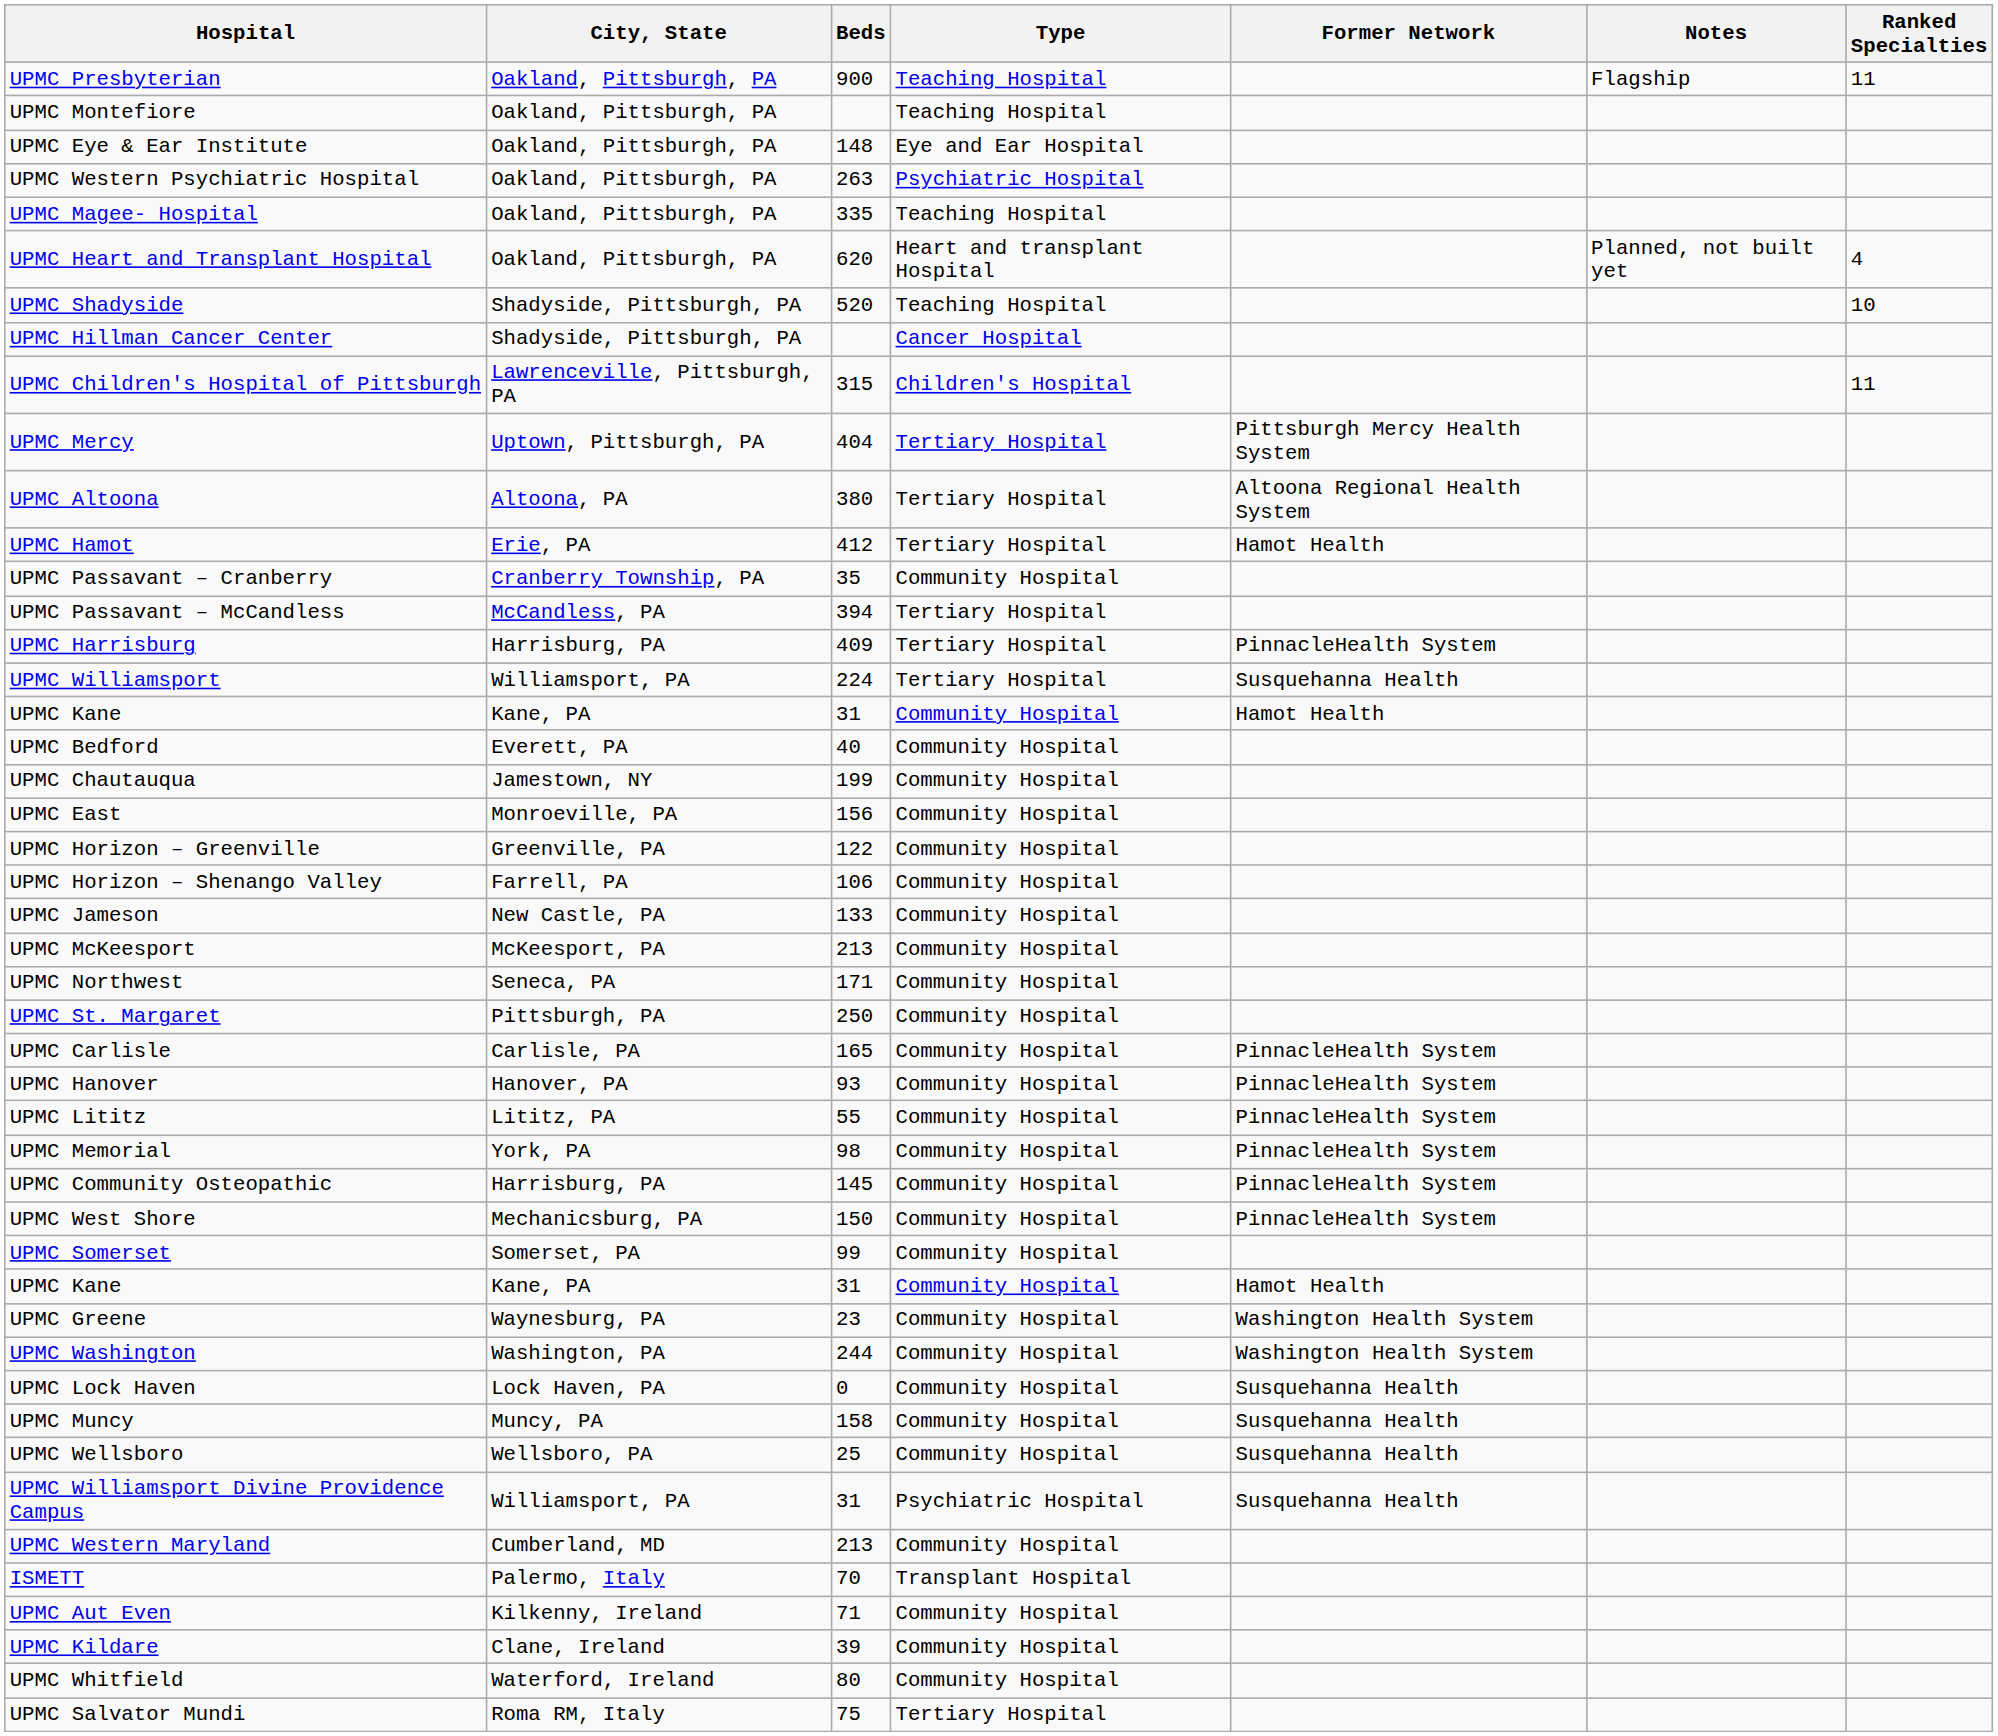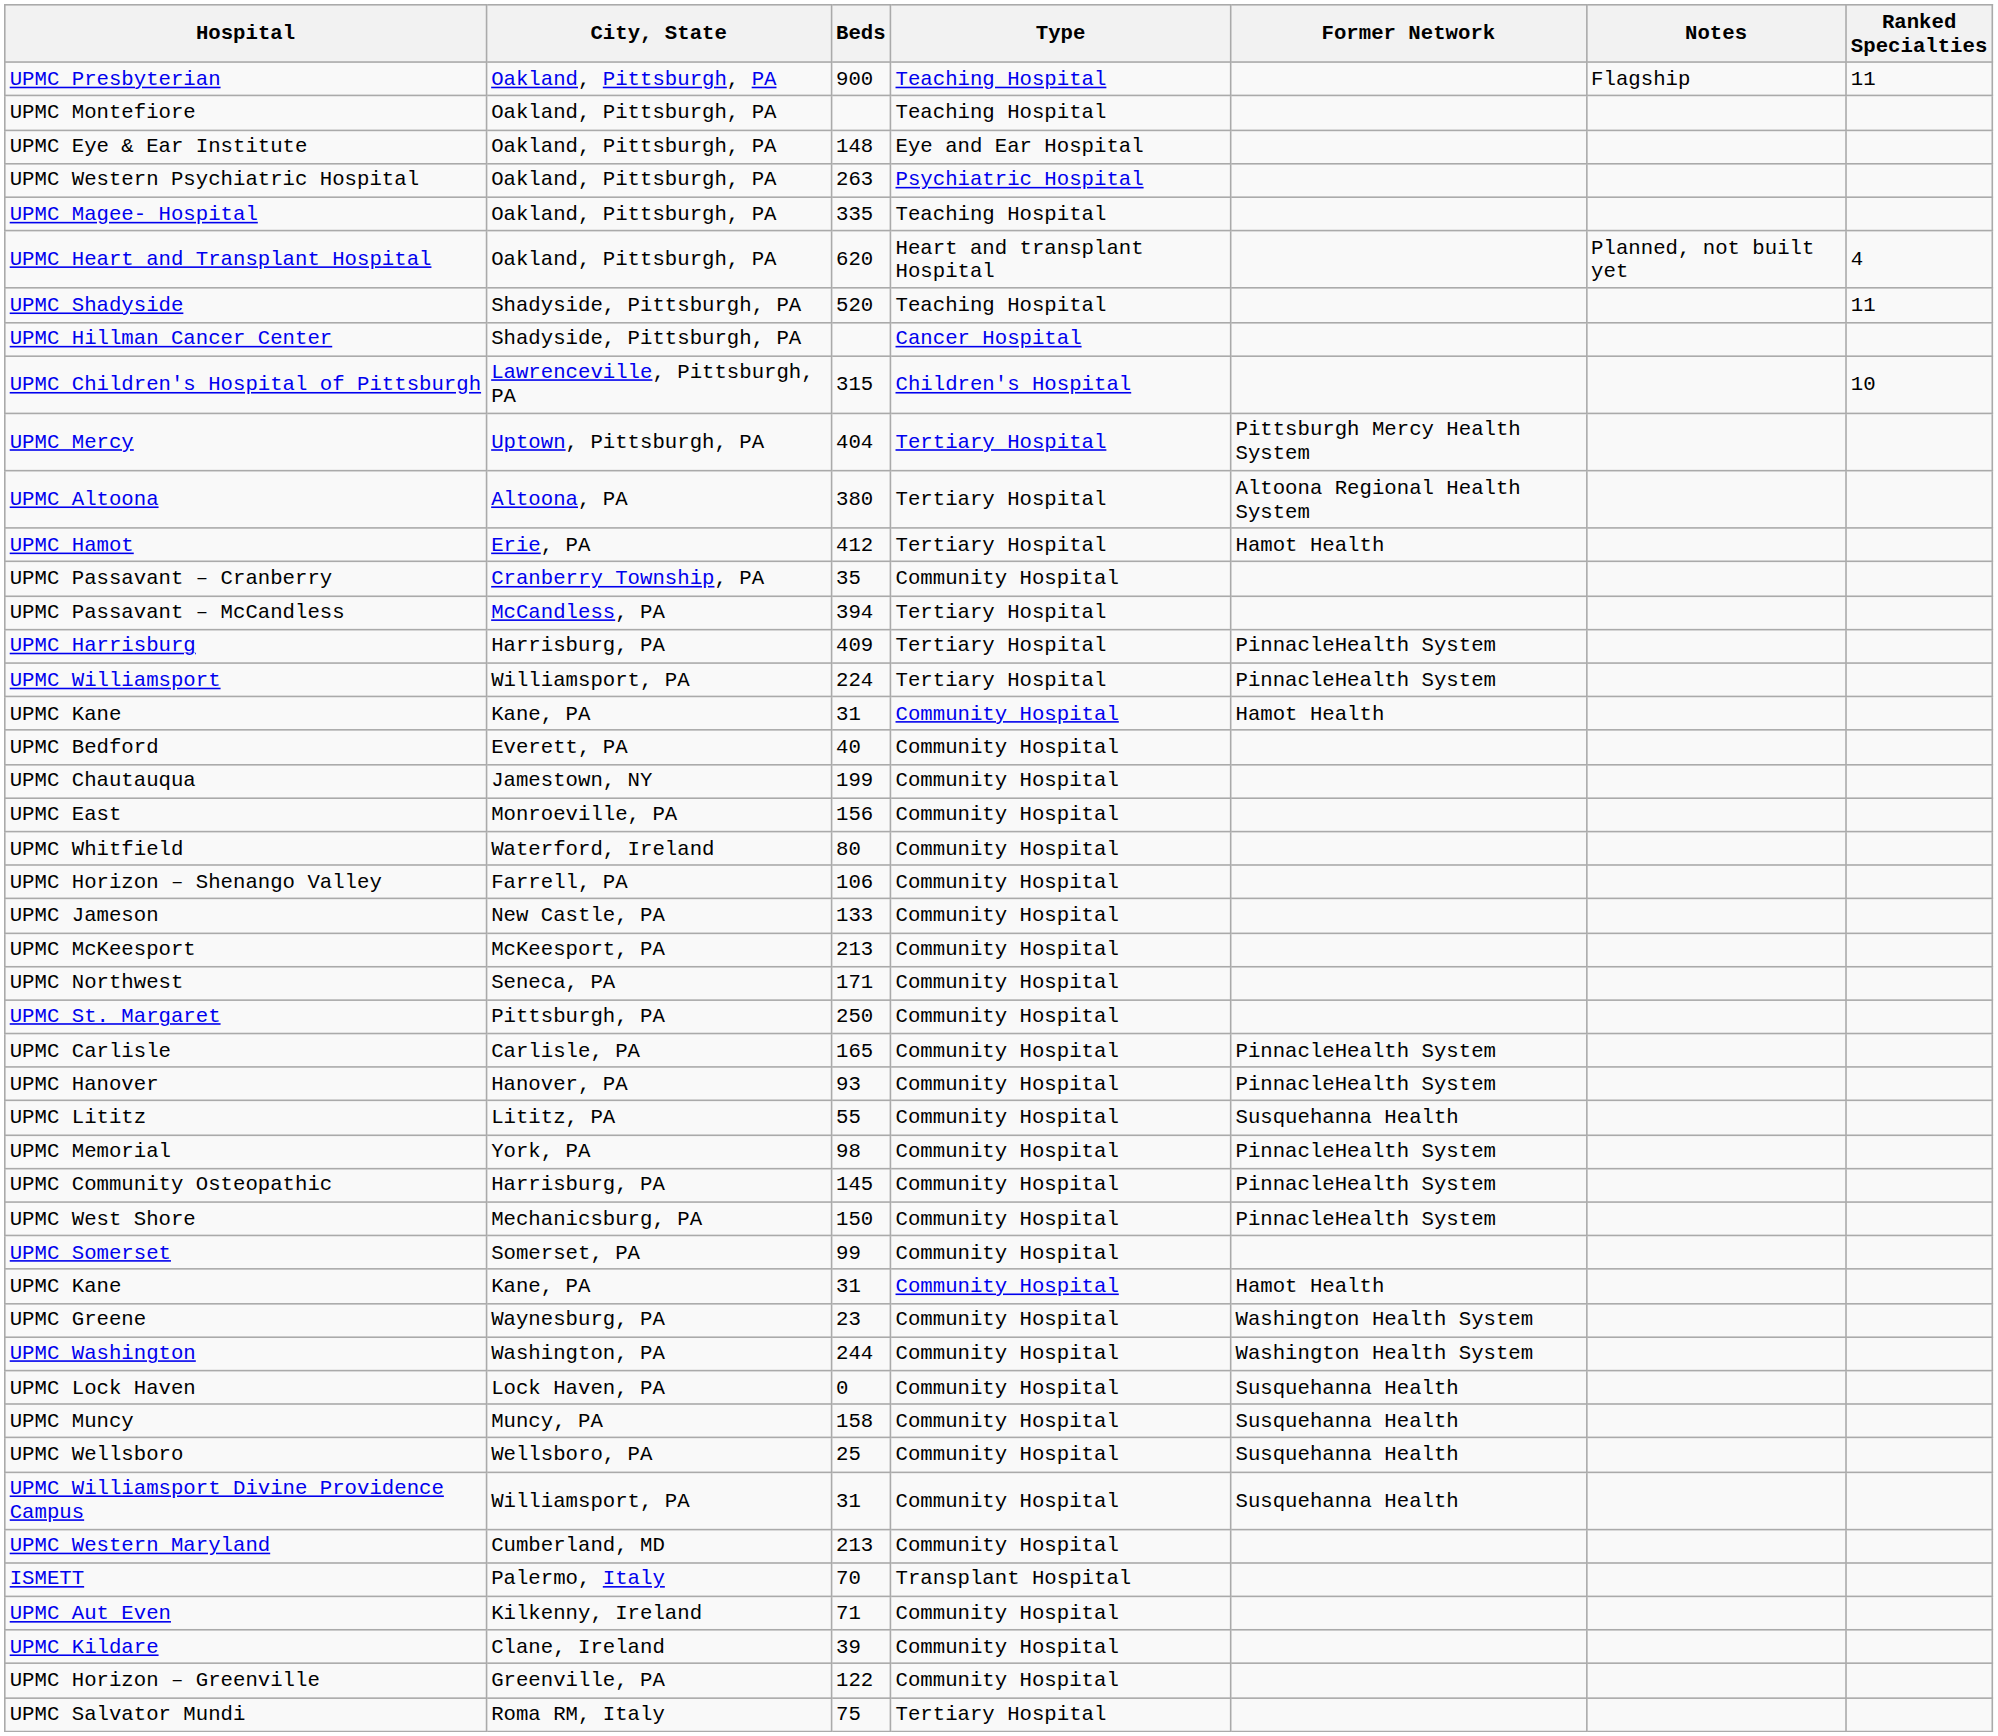(1863, 305) 10 -> (1863, 305) 11
(1863, 384) 11 -> (1863, 384) 10
(1347, 680) Susquehanna Health -> (1366, 680) PinnacleHealth System
rows swapped: (165, 848) <-> (97, 1681)
(1366, 1118) PinnacleHealth System -> (1347, 1118) Susquehanna Health
(1020, 1500) Psychiatric Hospital -> (1007, 1500) Community Hospital
